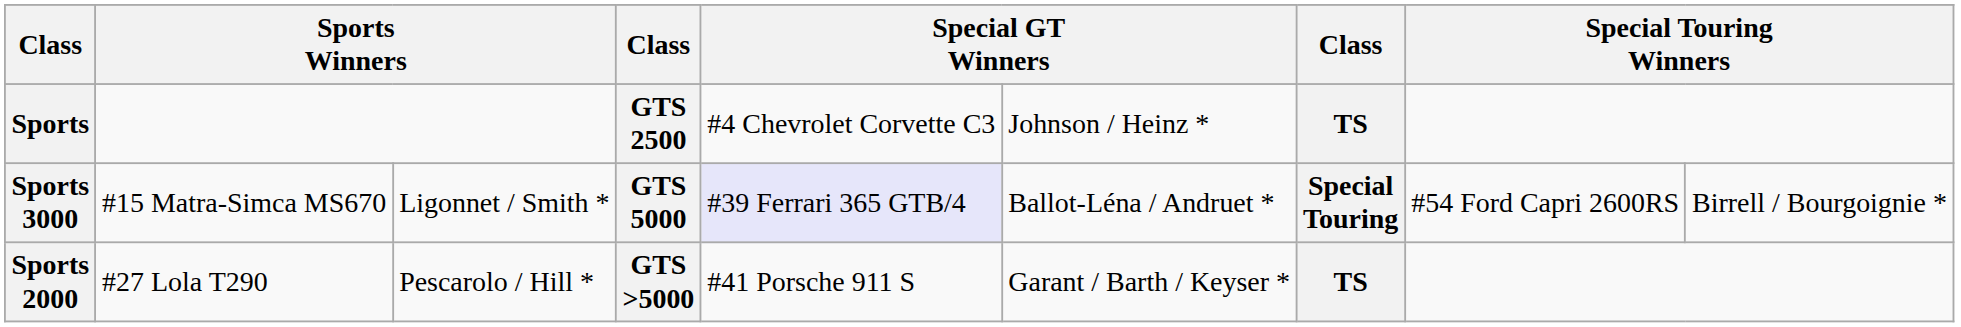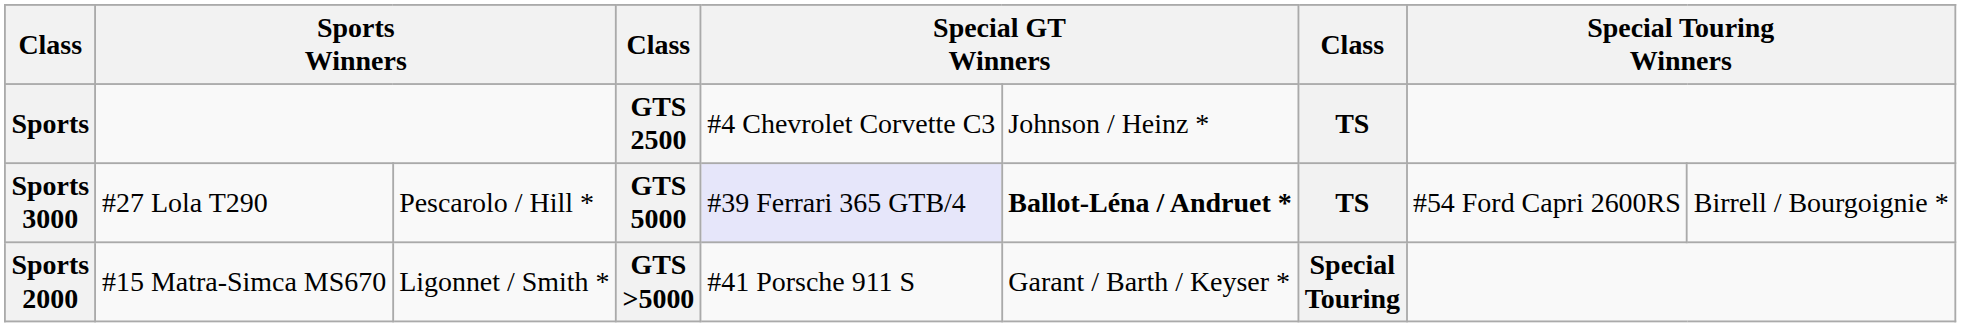(244, 202) #15 Matra-Simca MS670 -> (185, 202) #27 Lola T290
(504, 202) Ligonnet / Smith * -> (497, 202) Pescarolo / Hill *
(1141, 202) normal -> (1150, 202) bold
(1351, 202) Special Touring -> (1352, 202) TS
(185, 282) #27 Lola T290 -> (244, 282) #15 Matra-Simca MS670
(497, 282) Pescarolo / Hill * -> (504, 282) Ligonnet / Smith *
(1351, 282) TS -> (1352, 282) Special Touring
